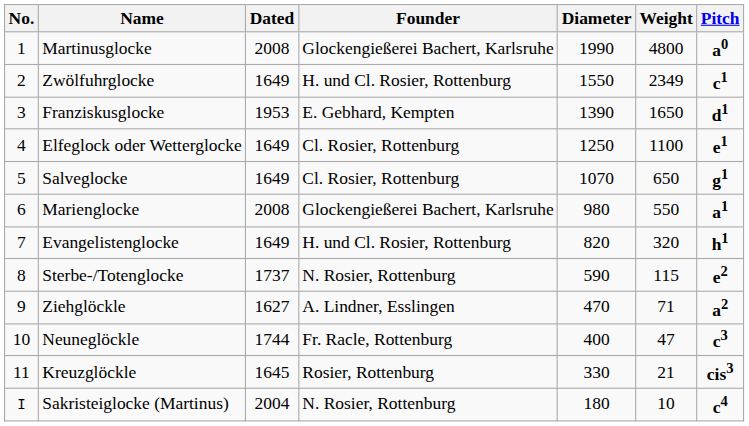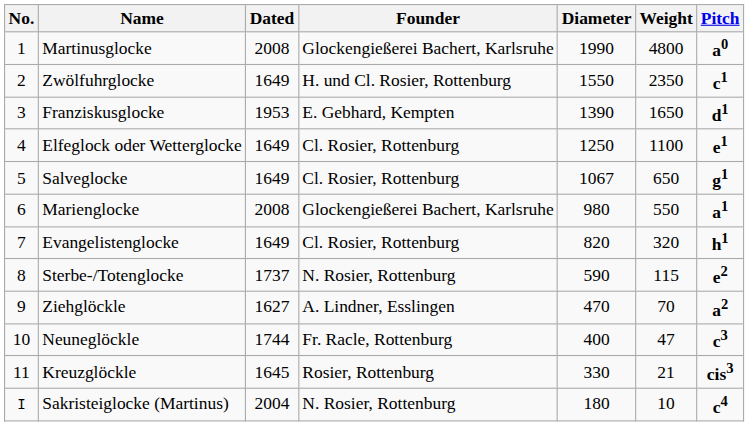(666, 80) 2349 -> (666, 80) 2350
(597, 177) 1070 -> (597, 177) 1067
(407, 242) H. und Cl. Rosier, Rottenburg -> (381, 242) Cl. Rosier, Rottenburg
(666, 307) 71 -> (666, 307) 70
